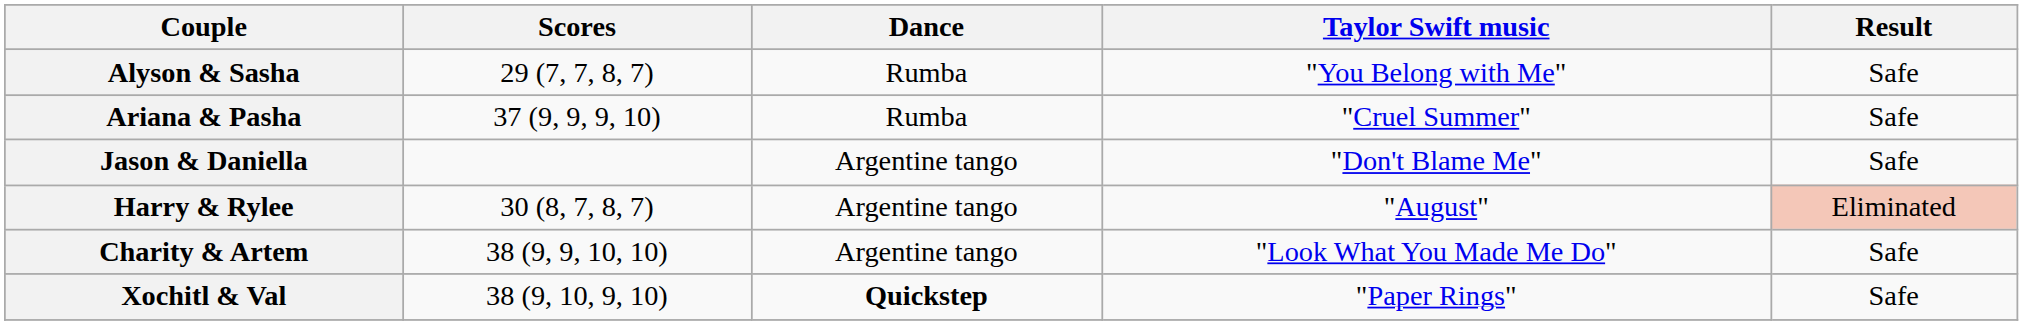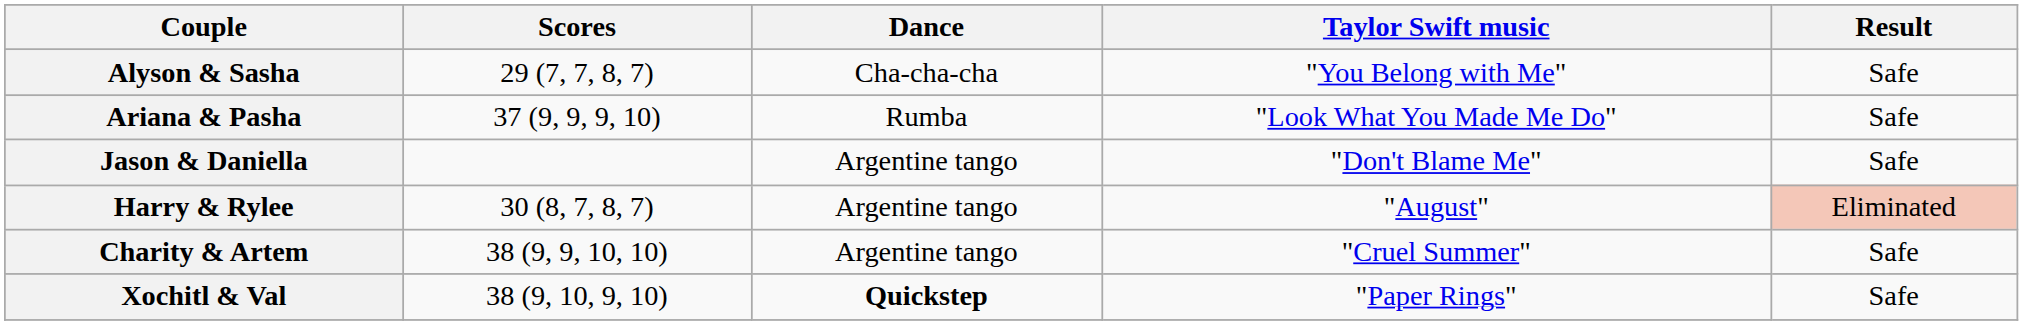(926, 71) Rumba -> (926, 71) Cha-cha-cha
(1436, 116) "Cruel Summer" -> (1436, 116) "Look What You Made Me Do"
(1436, 251) "Look What You Made Me Do" -> (1436, 251) "Cruel Summer"
